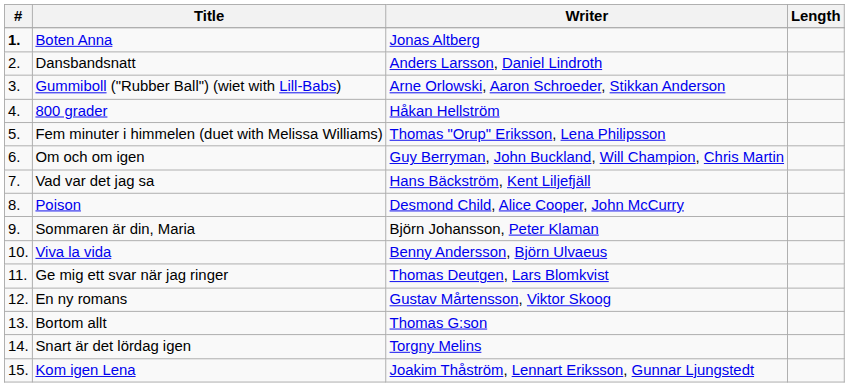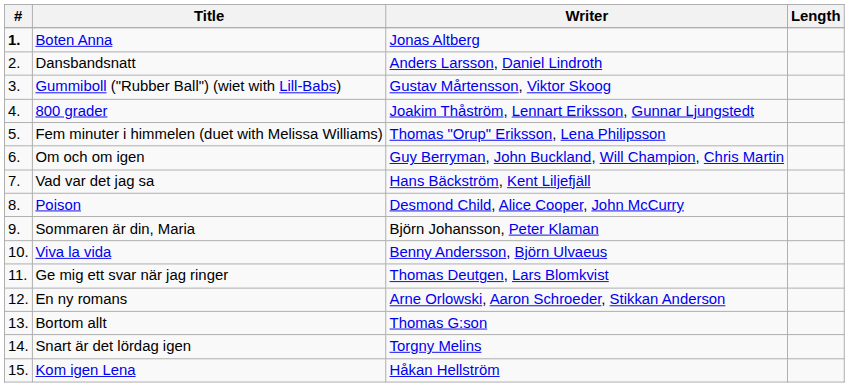(557, 87) Arne Orlowski, Aaron Schroeder, Stikkan Anderson -> (500, 87) Gustav Mårtensson, Viktor Skoog
(445, 110) Håkan Hellström -> (572, 110) Joakim Thåström, Lennart Eriksson, Gunnar Ljungstedt
(500, 299) Gustav Mårtensson, Viktor Skoog -> (557, 299) Arne Orlowski, Aaron Schroeder, Stikkan Anderson
(572, 370) Joakim Thåström, Lennart Eriksson, Gunnar Ljungstedt -> (445, 370) Håkan Hellström
